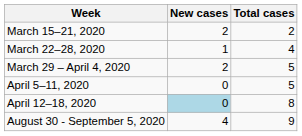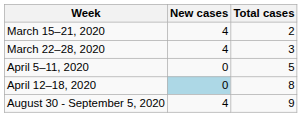(225, 31) 2 -> (225, 31) 4
(225, 49) 1 -> (225, 49) 4
(291, 49) 4 -> (291, 49) 3
- row: (69, 67)
